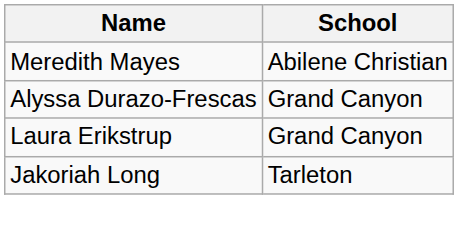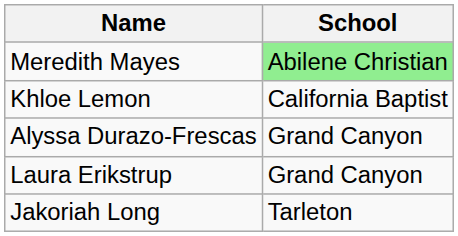(358, 61) no background -> (358, 61) lightgreen background
+ row: (80, 99)
